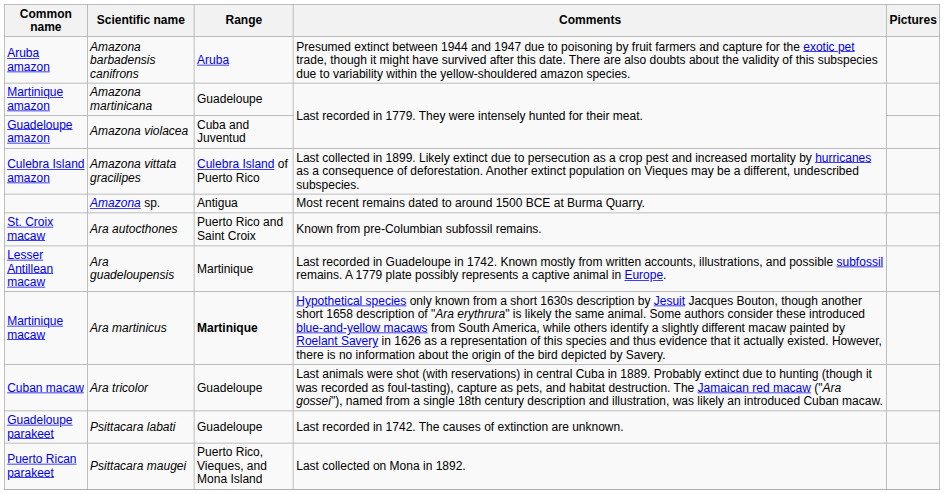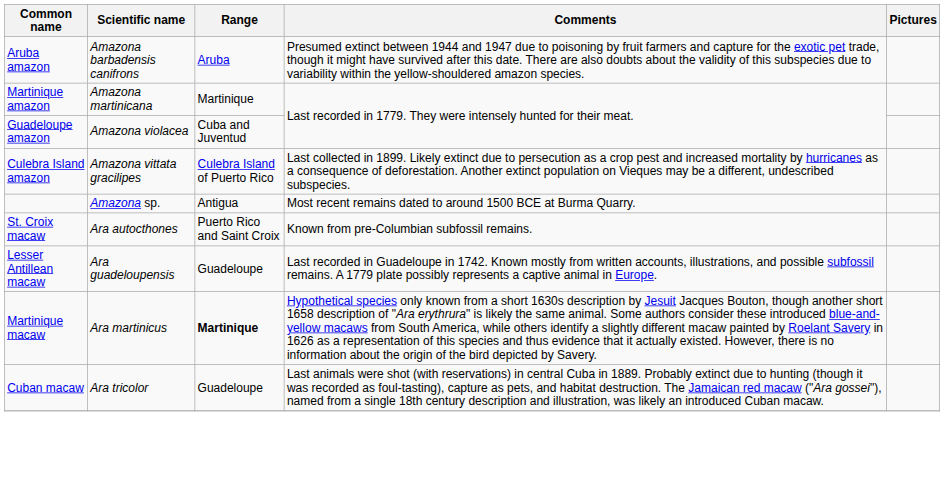(230, 99) Guadeloupe -> (226, 99) Martinique
(225, 268) Martinique -> (230, 268) Guadeloupe
- row: (40, 427)
- row: (42, 466)
